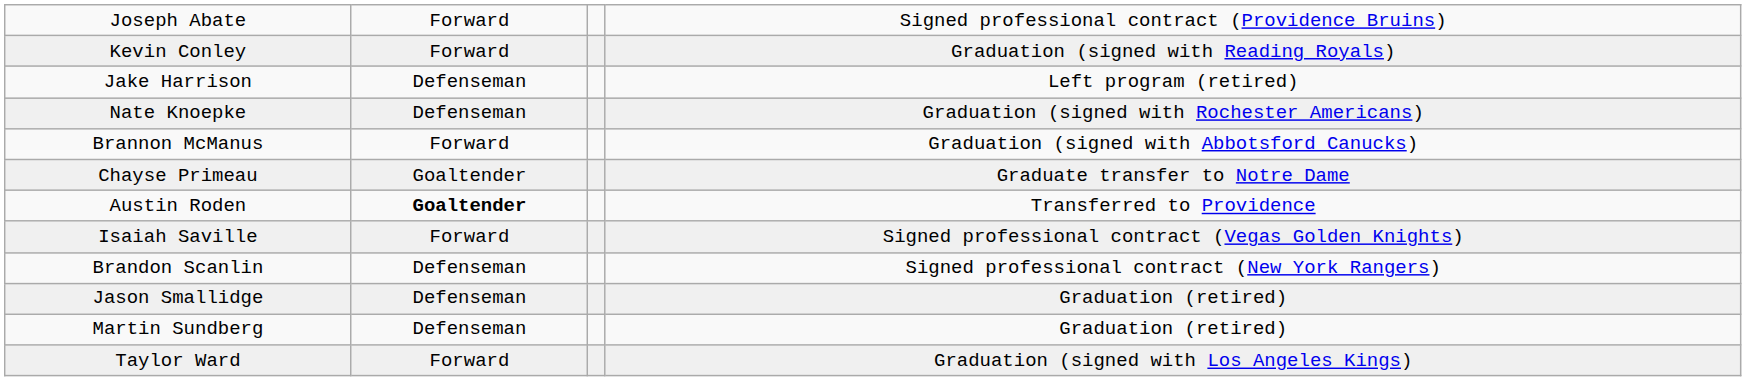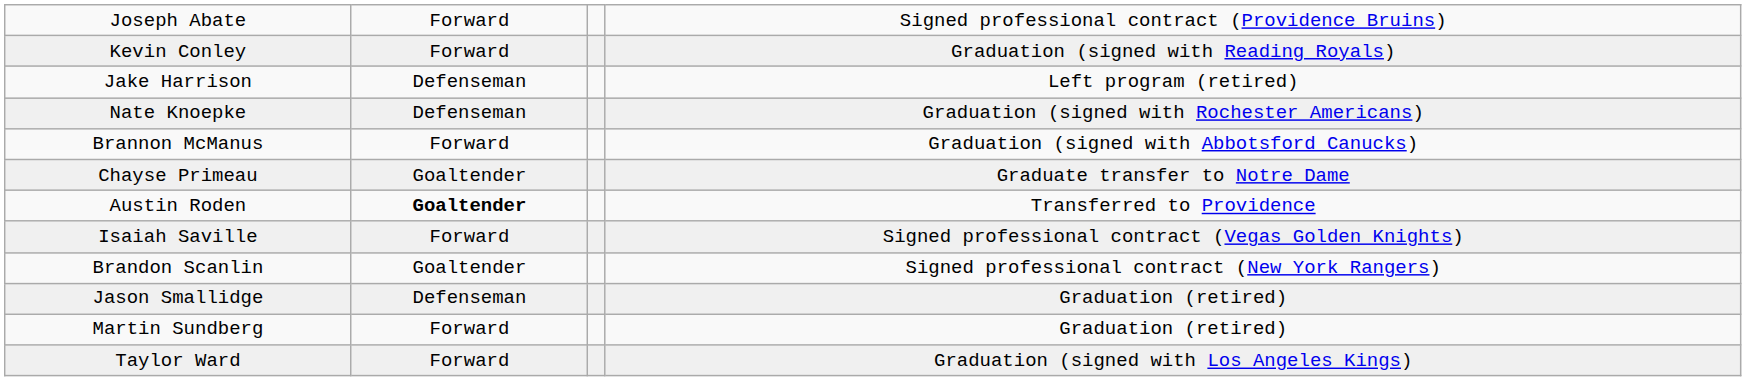(469, 268) Defenseman -> (469, 268) Goaltender
(469, 330) Defenseman -> (469, 330) Forward
